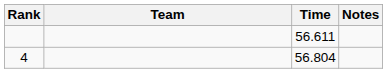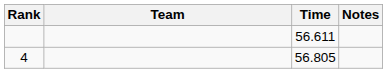(315, 57) 56.804 -> (315, 57) 56.805
